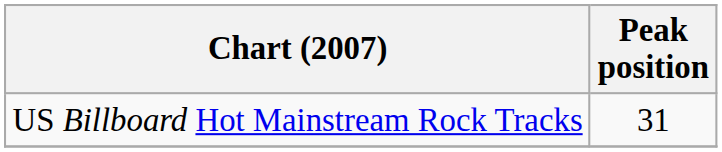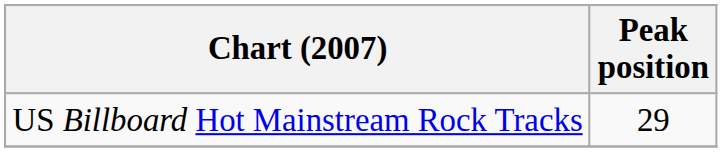(653, 119) 31 -> (653, 119) 29
